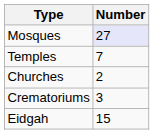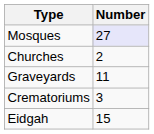- row: (32, 56)
+ row: (41, 77)
